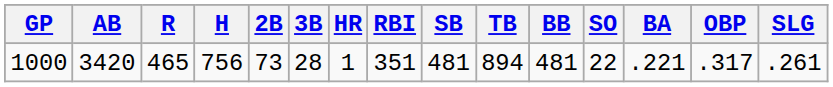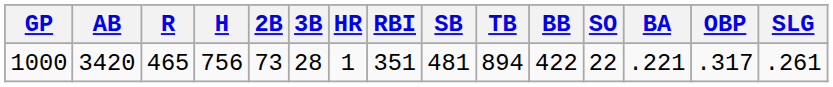(556, 63) 481 -> (556, 63) 422
